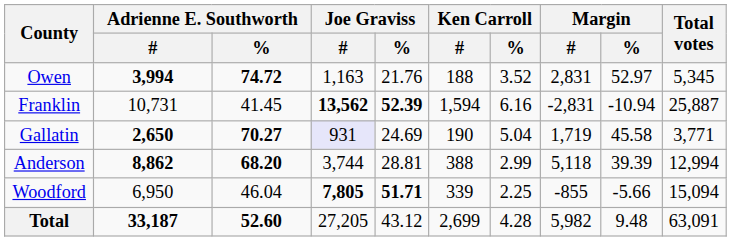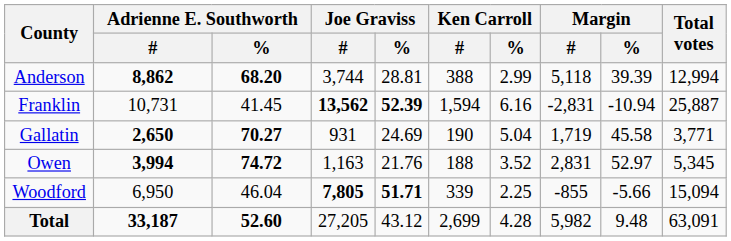rows swapped: (49, 163) <-> (49, 76)
(343, 134) lavender background -> (343, 134) no background
